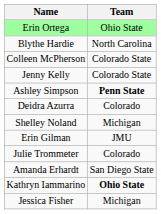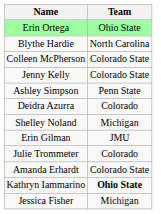(122, 91) bold -> (120, 91) normal
(122, 169) San Diego State -> (120, 169) Colorado State
